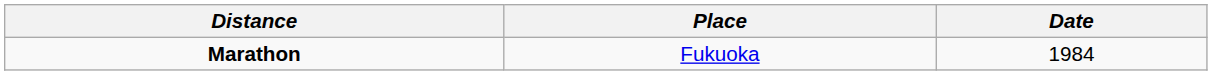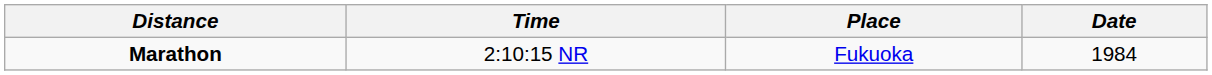+ column: (536, 21)
